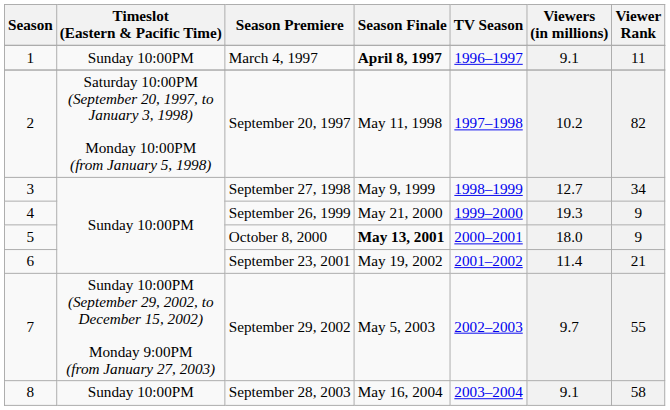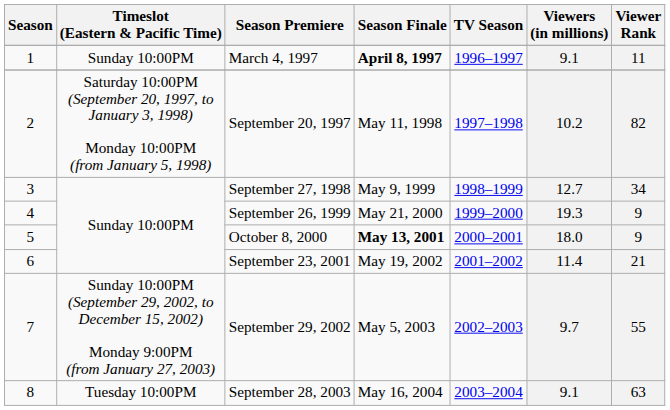(141, 392) Sunday 10:00PM -> (141, 392) Tuesday 10:00PM
(638, 392) 58 -> (638, 392) 63
